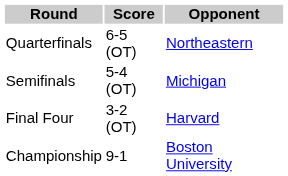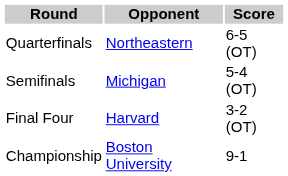columns swapped: (224, 14) <-> (134, 14)
